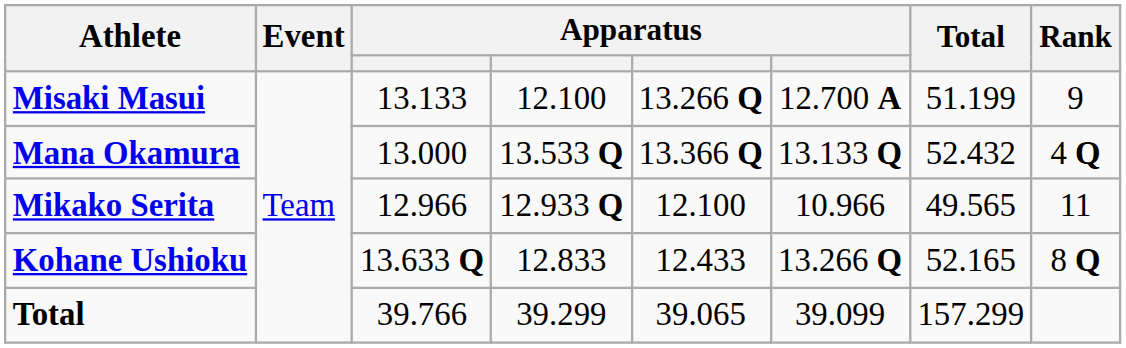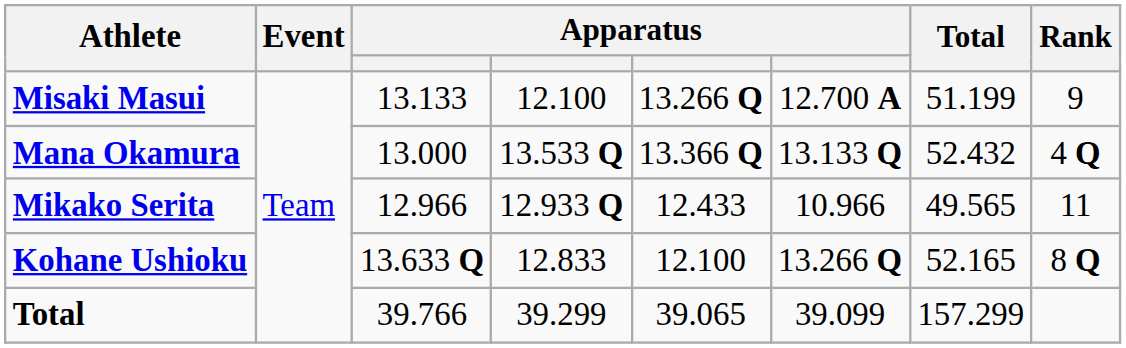(701, 206) 12.100 -> (701, 206) 12.433
(701, 260) 12.433 -> (701, 260) 12.100
